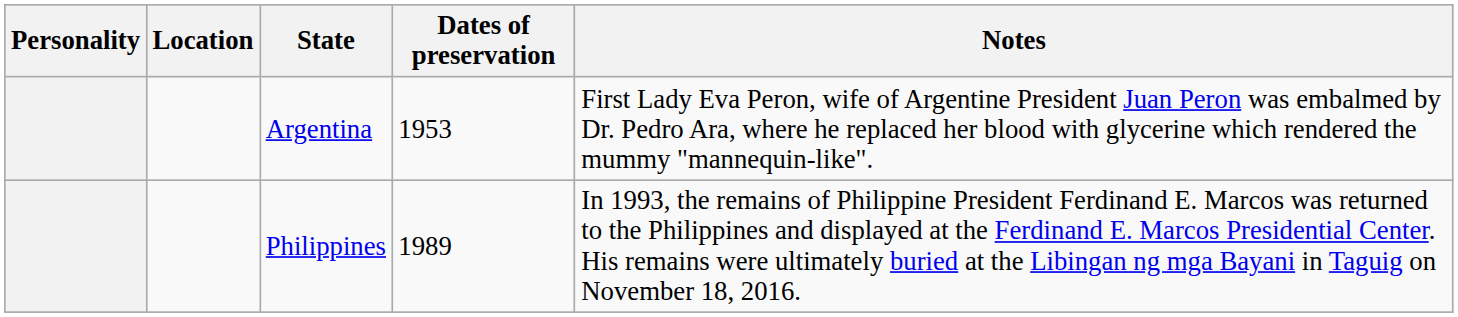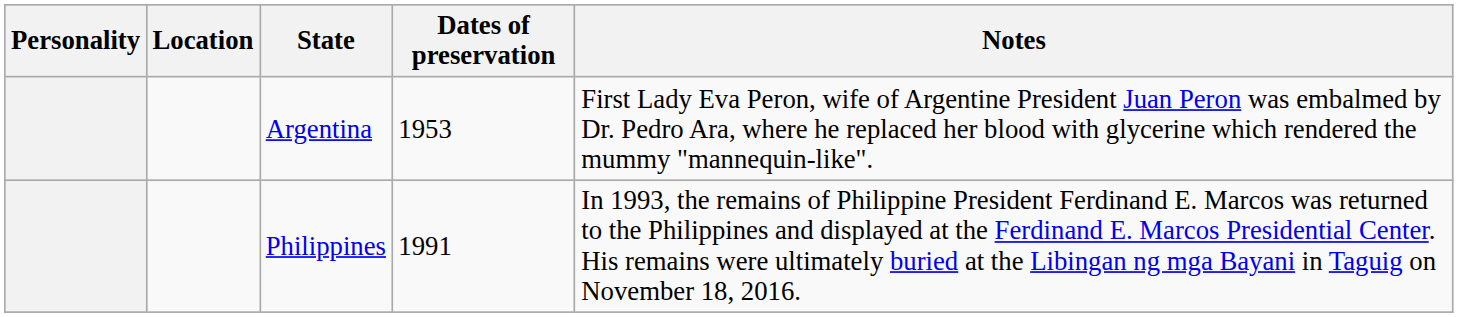(425, 245) 1989 -> (425, 245) 1991
